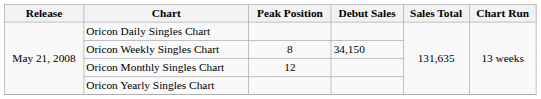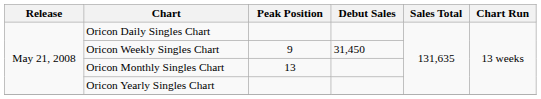(290, 49) 8 -> (290, 49) 9
(349, 49) 34,150 -> (349, 49) 31,450
(290, 67) 12 -> (290, 67) 13
